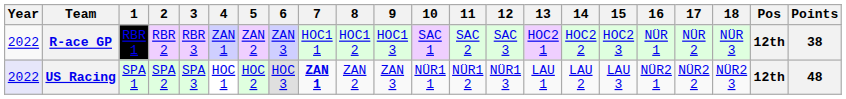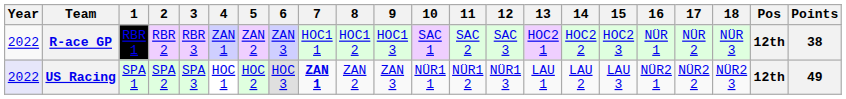(815, 77) 48 -> (815, 77) 49
